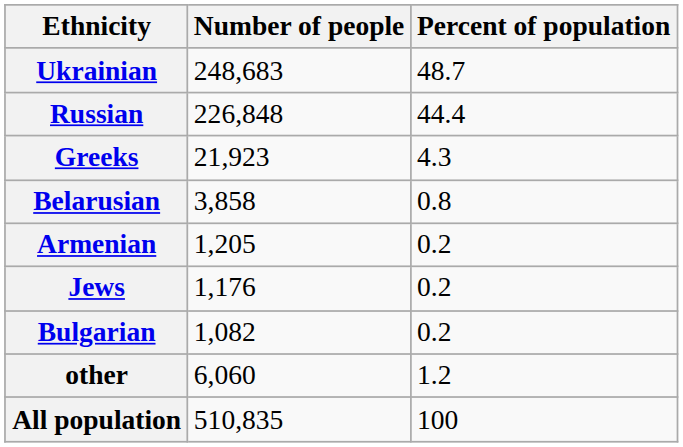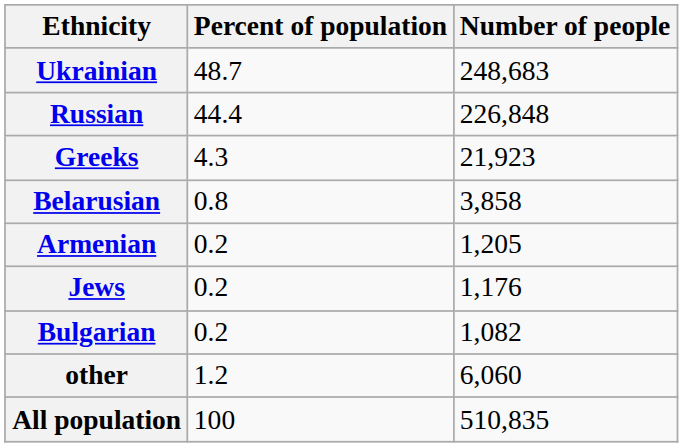columns swapped: (299, 26) <-> (544, 26)
